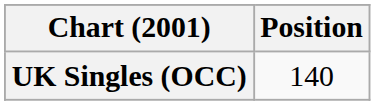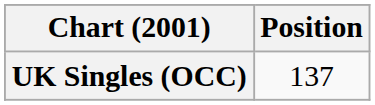(312, 75) 140 -> (312, 75) 137
